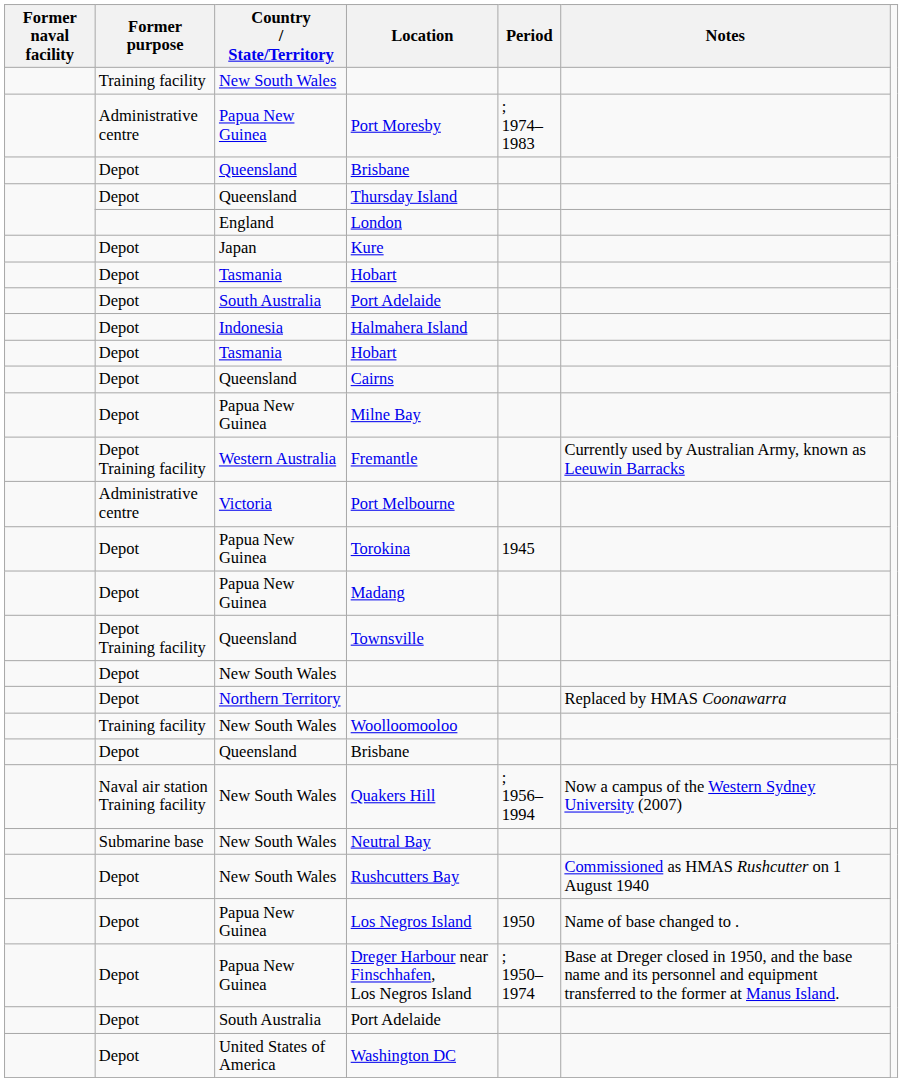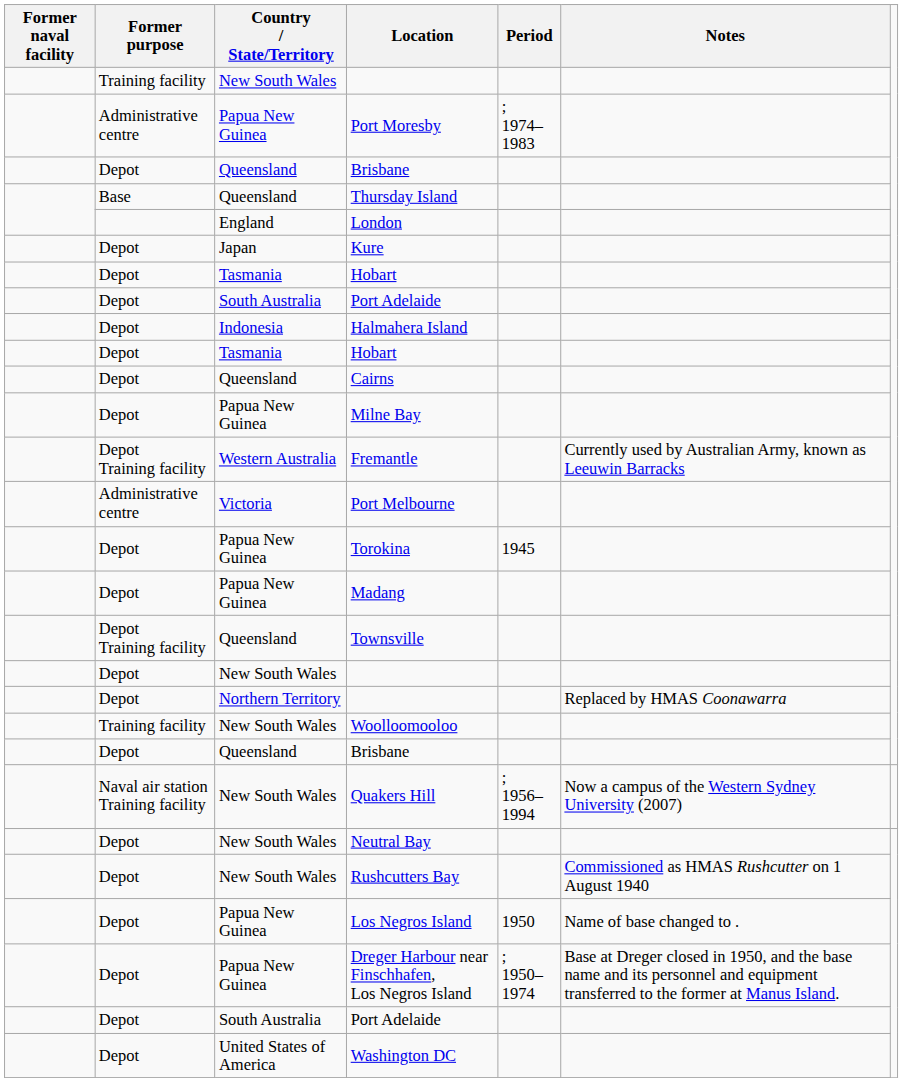(119, 196) Depot -> (115, 196) Base
(151, 841) Submarine base -> (119, 841) Depot
